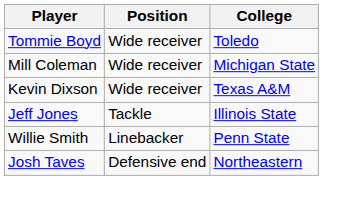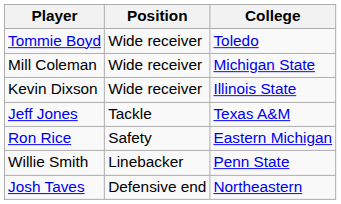(252, 89) Texas A&M -> (255, 89) Illinois State
(255, 114) Illinois State -> (252, 114) Texas A&M
+ row: (40, 138)
